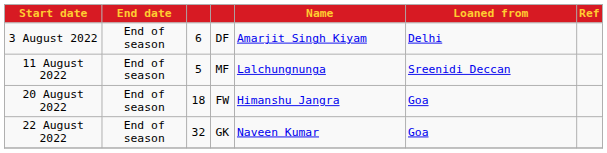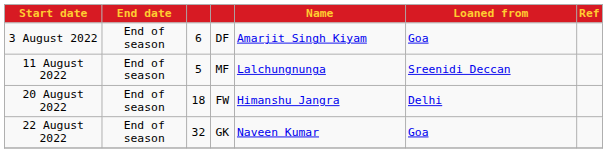(425, 39) Delhi -> (418, 39) Goa
(418, 101) Goa -> (425, 101) Delhi
